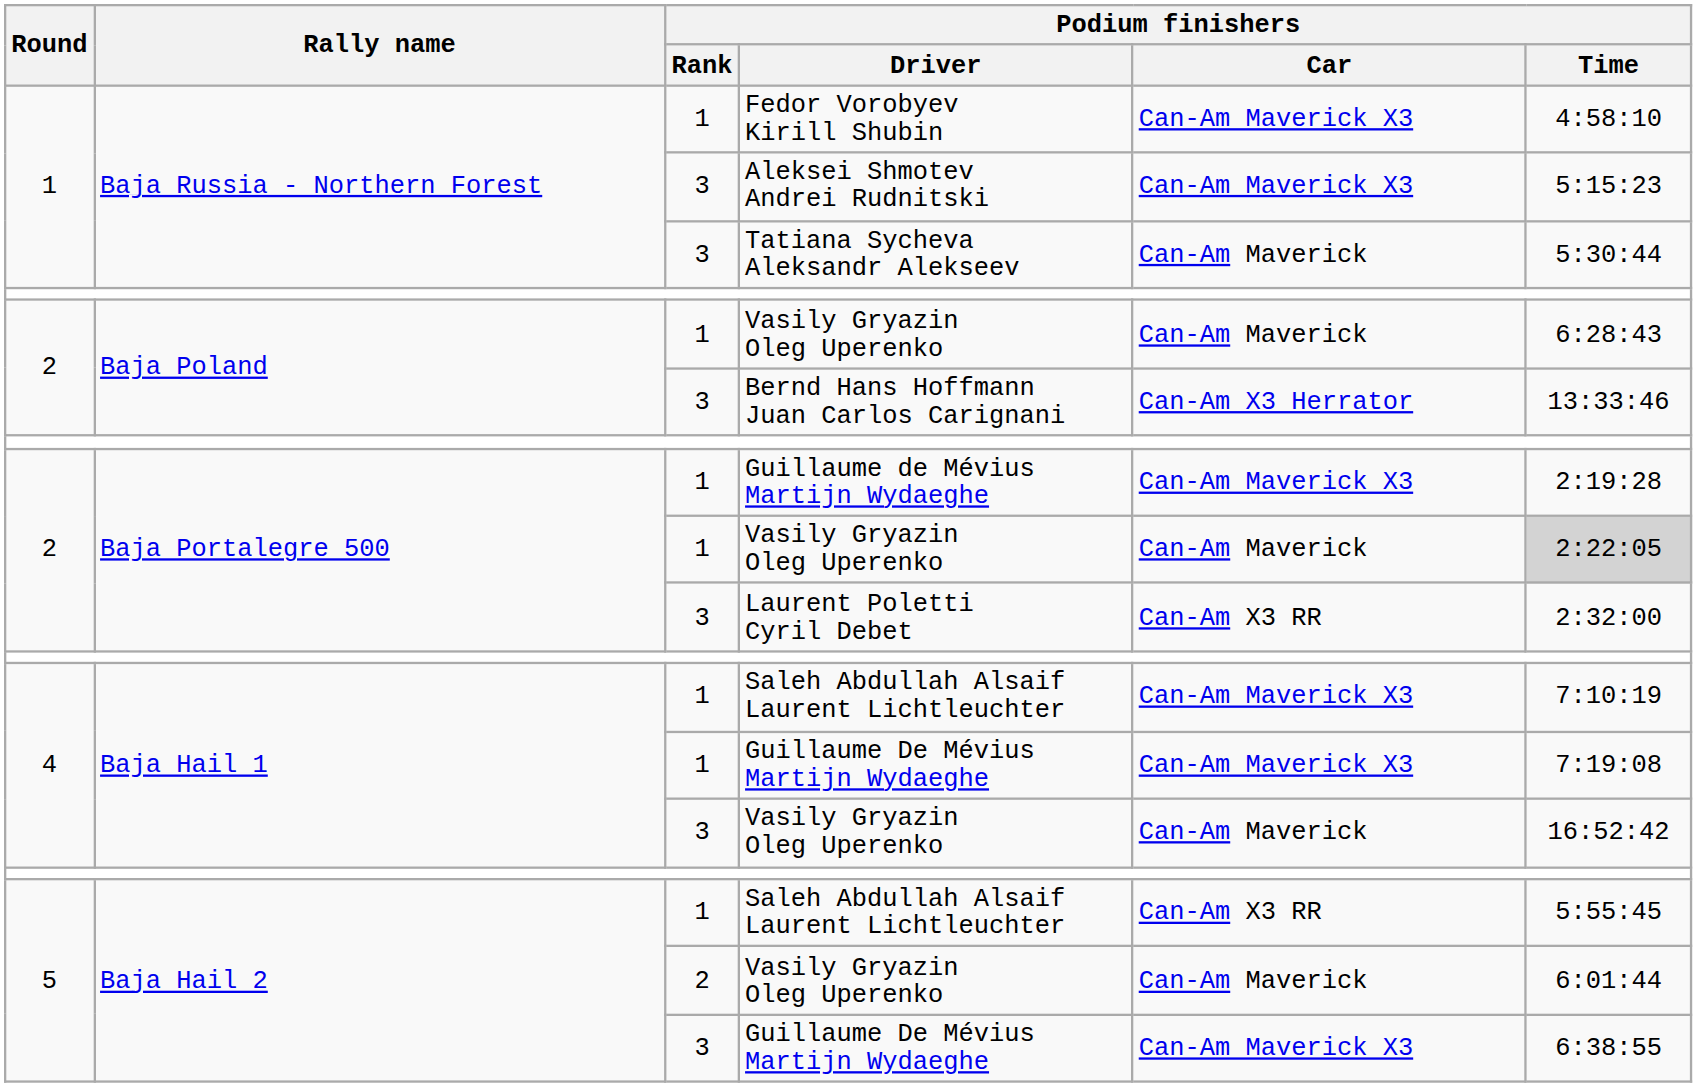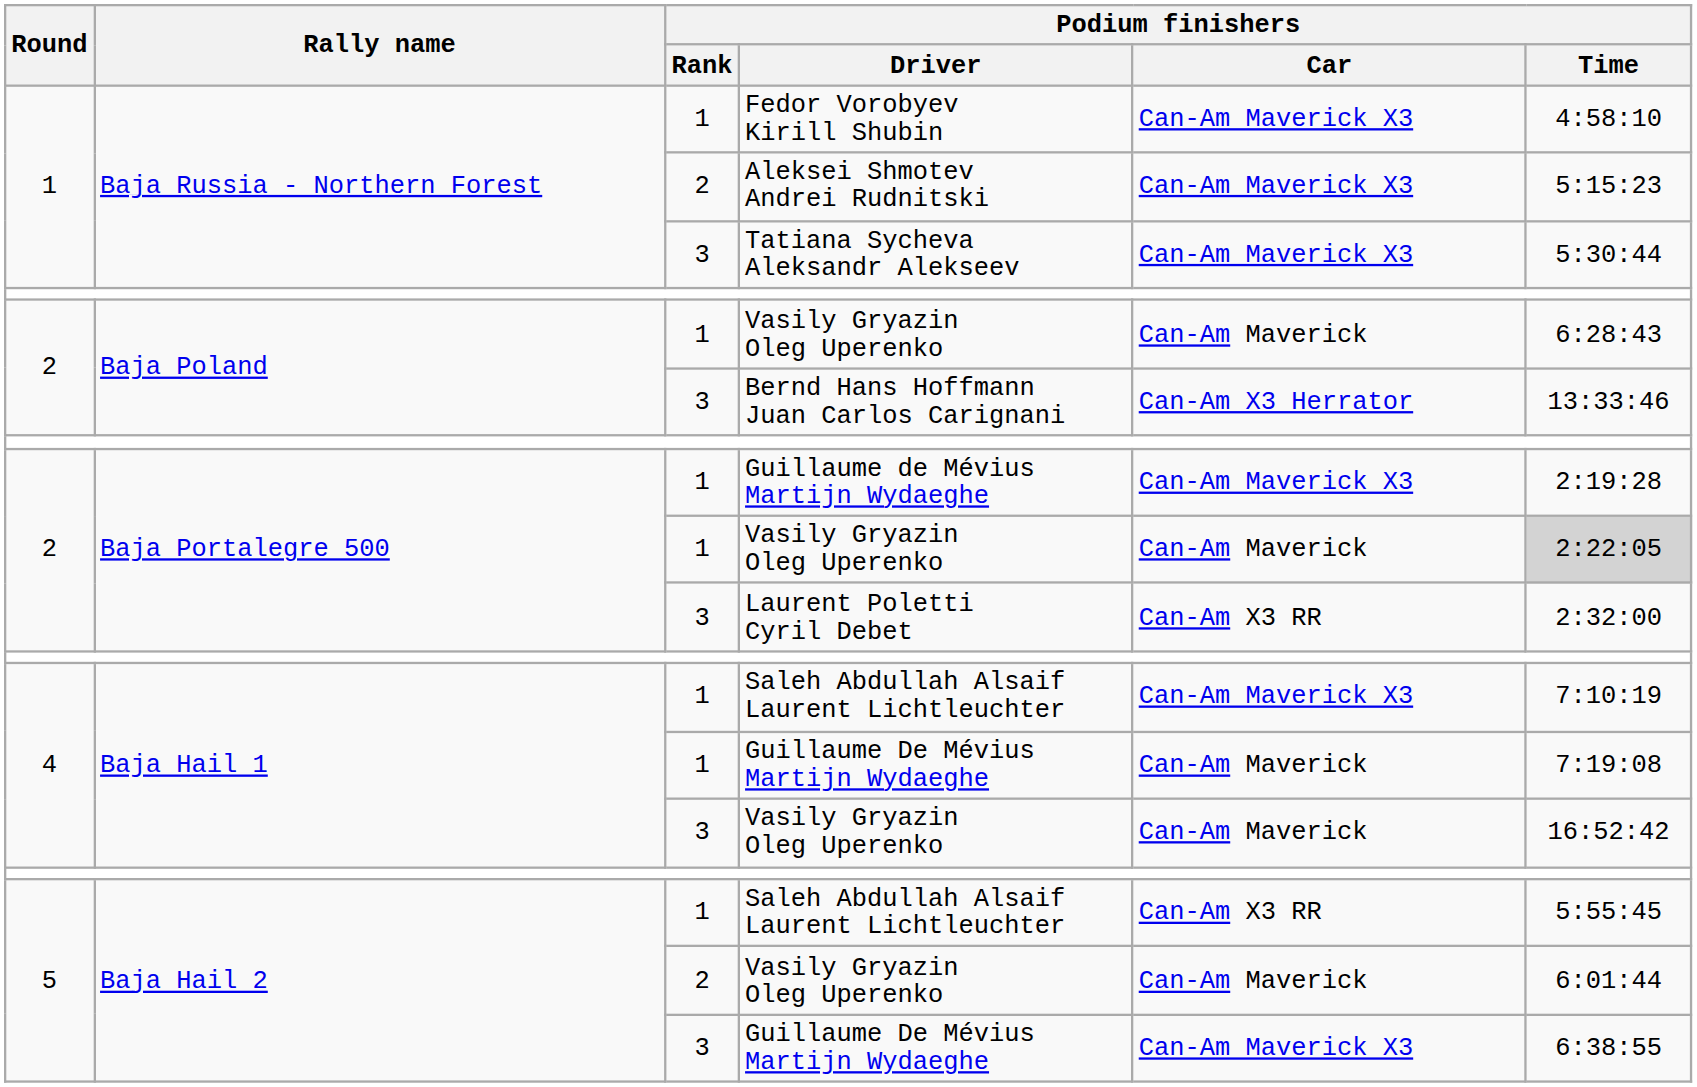(702, 187) 3 -> (702, 187) 2
(1253, 254) Can-Am Maverick -> (1276, 254) Can-Am Maverick X3
(1276, 765) Can-Am Maverick X3 -> (1253, 765) Can-Am Maverick
